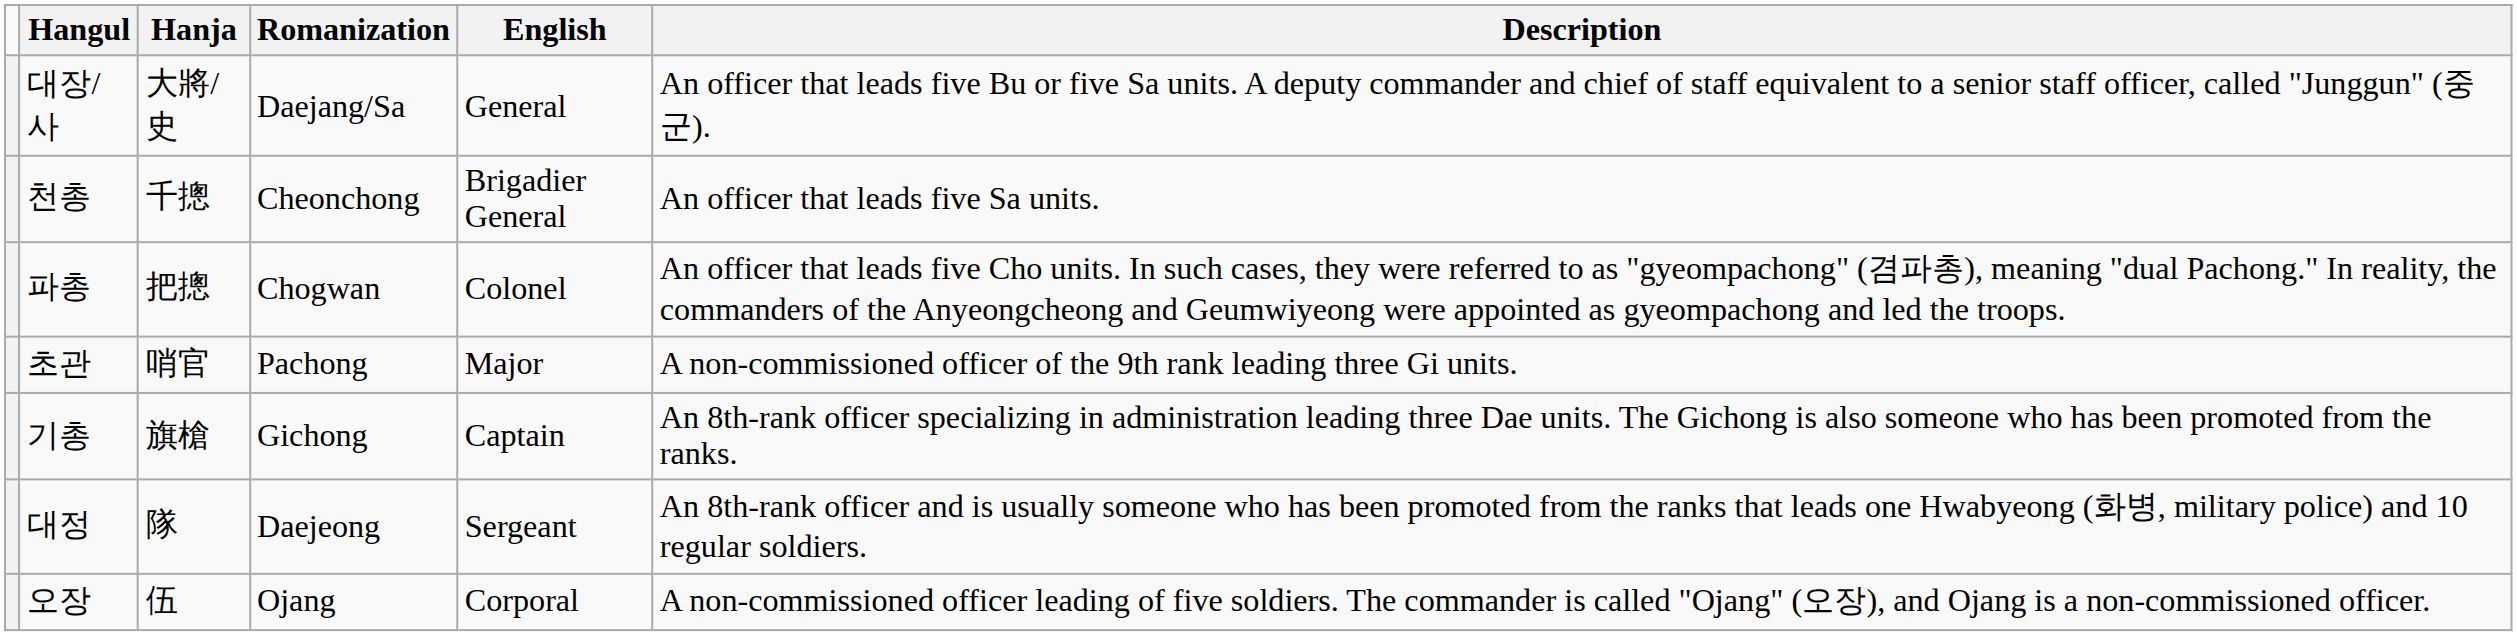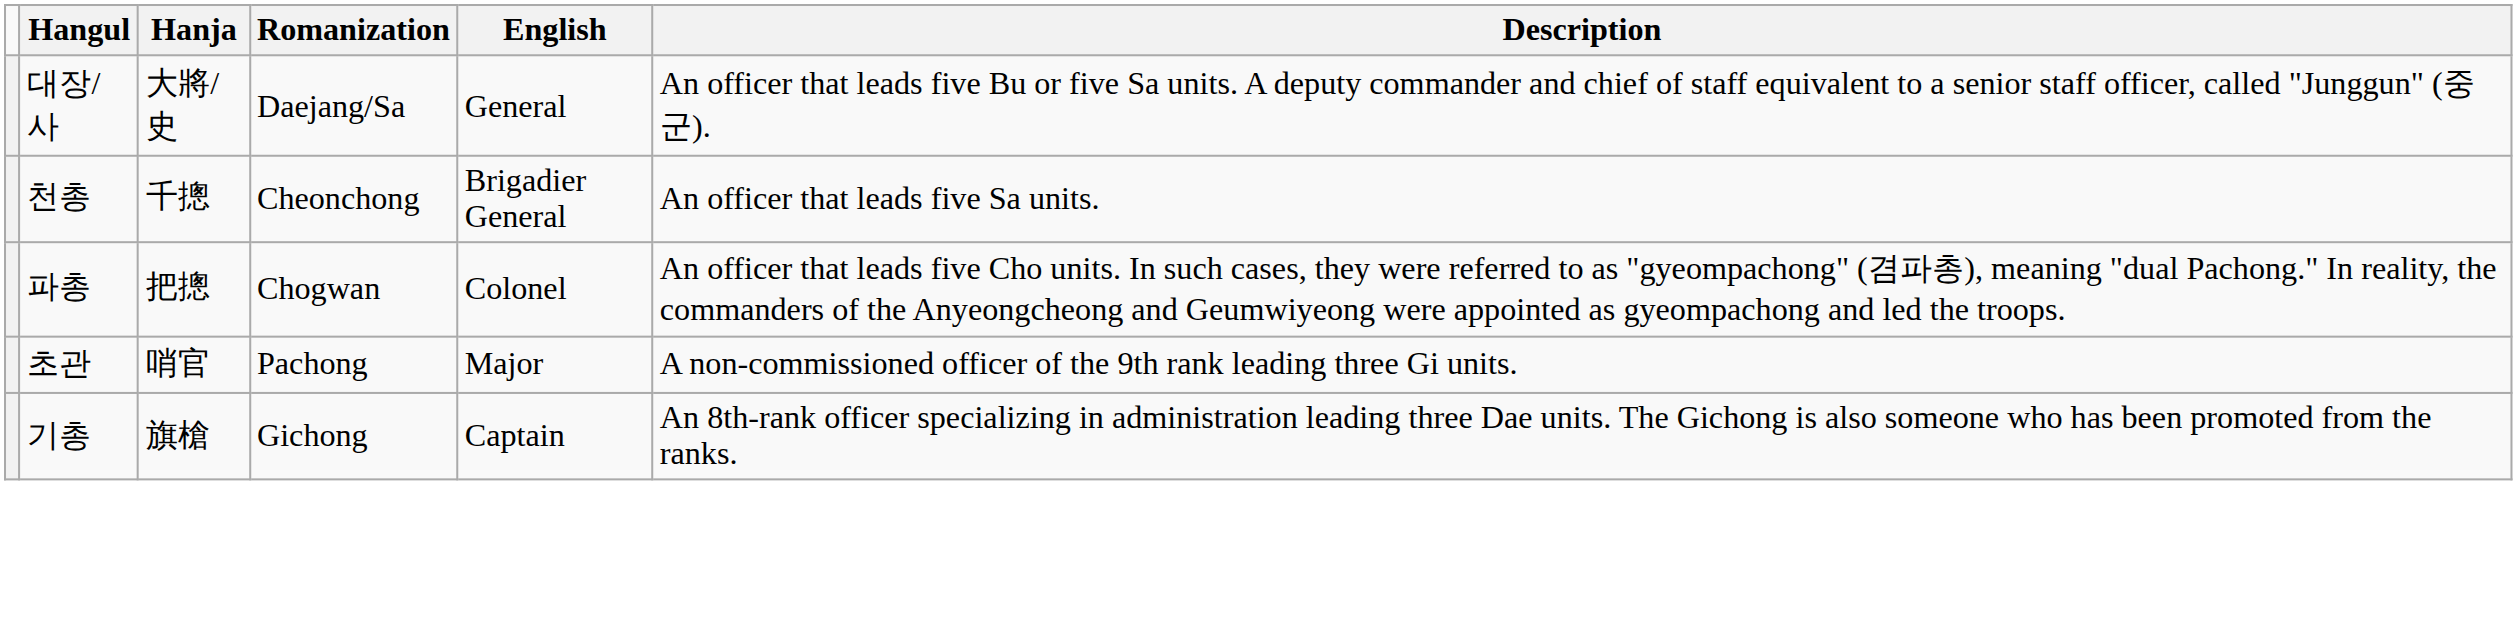- row: (59, 524)
- row: (59, 600)
